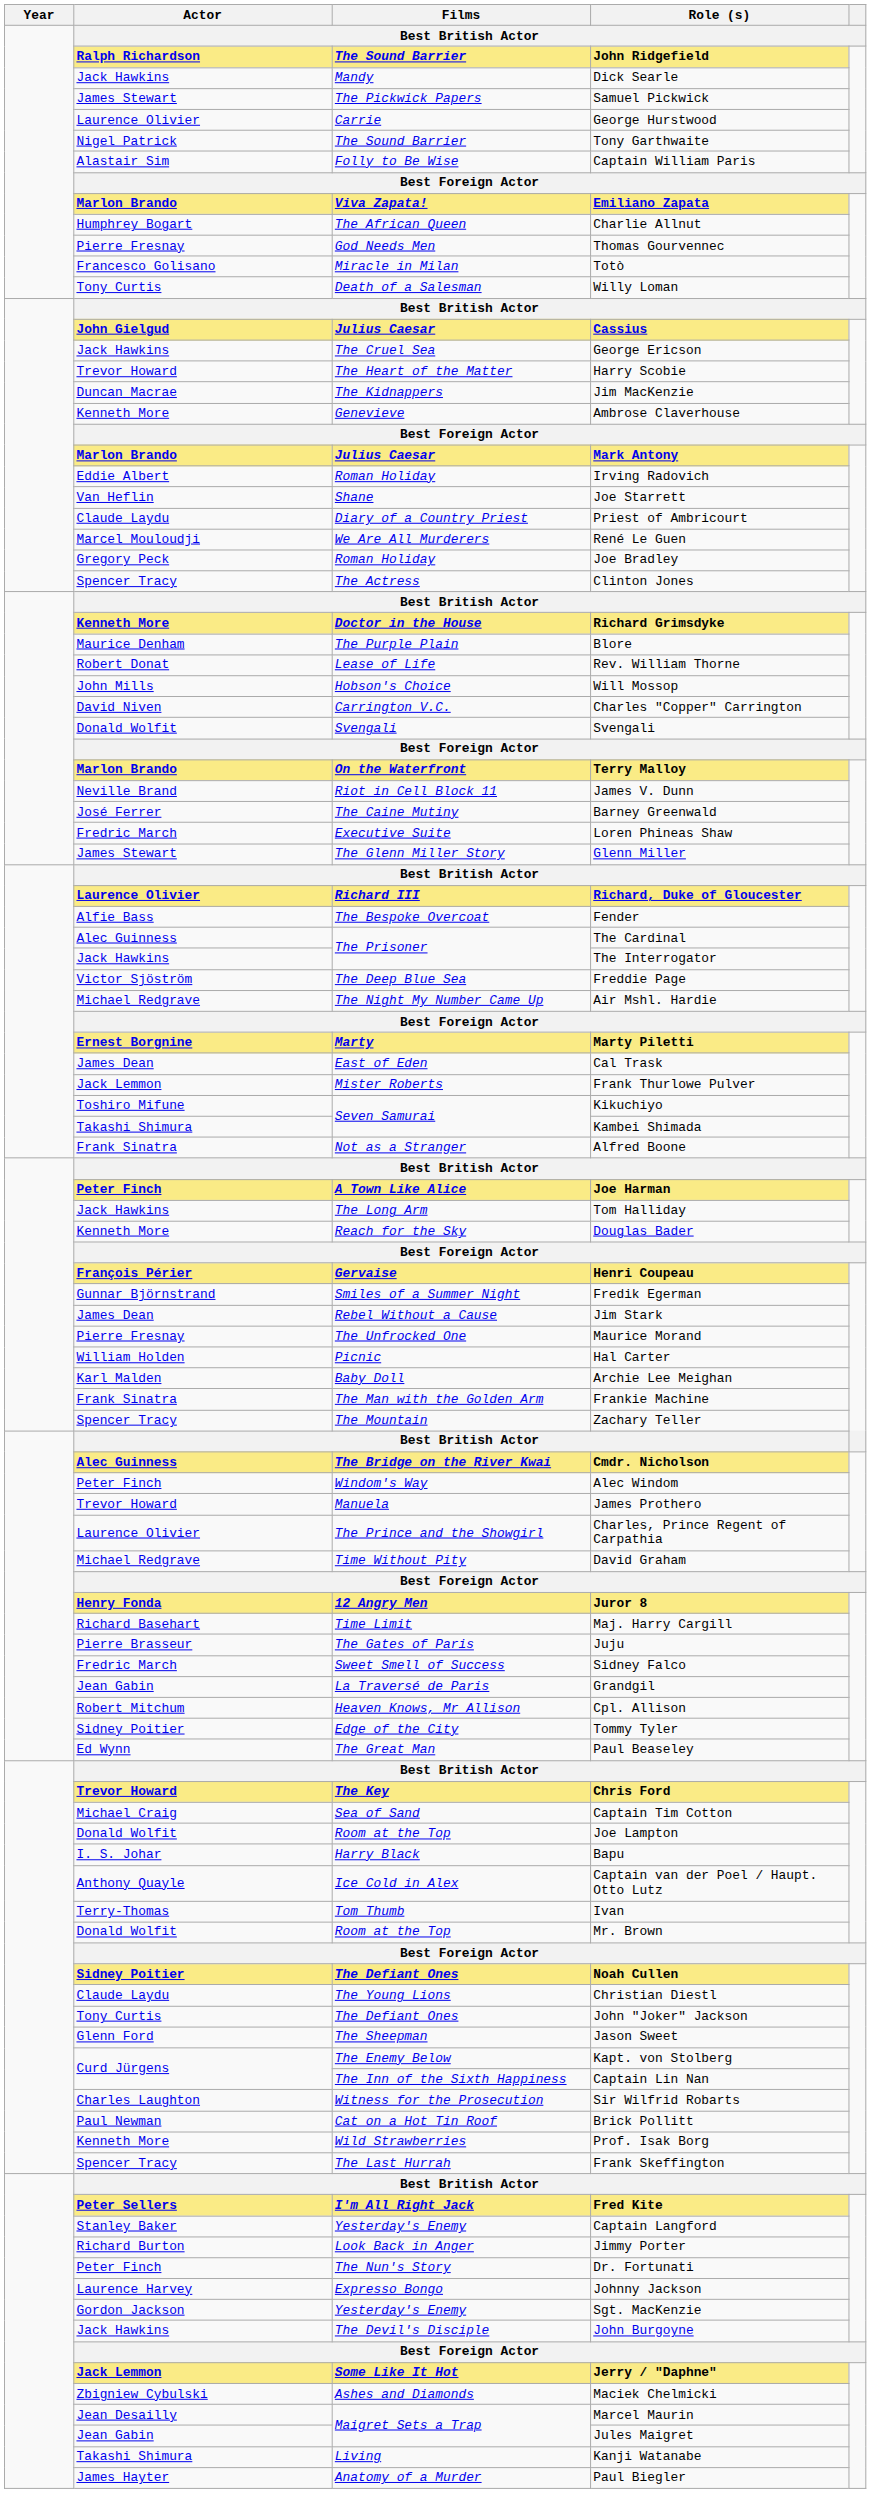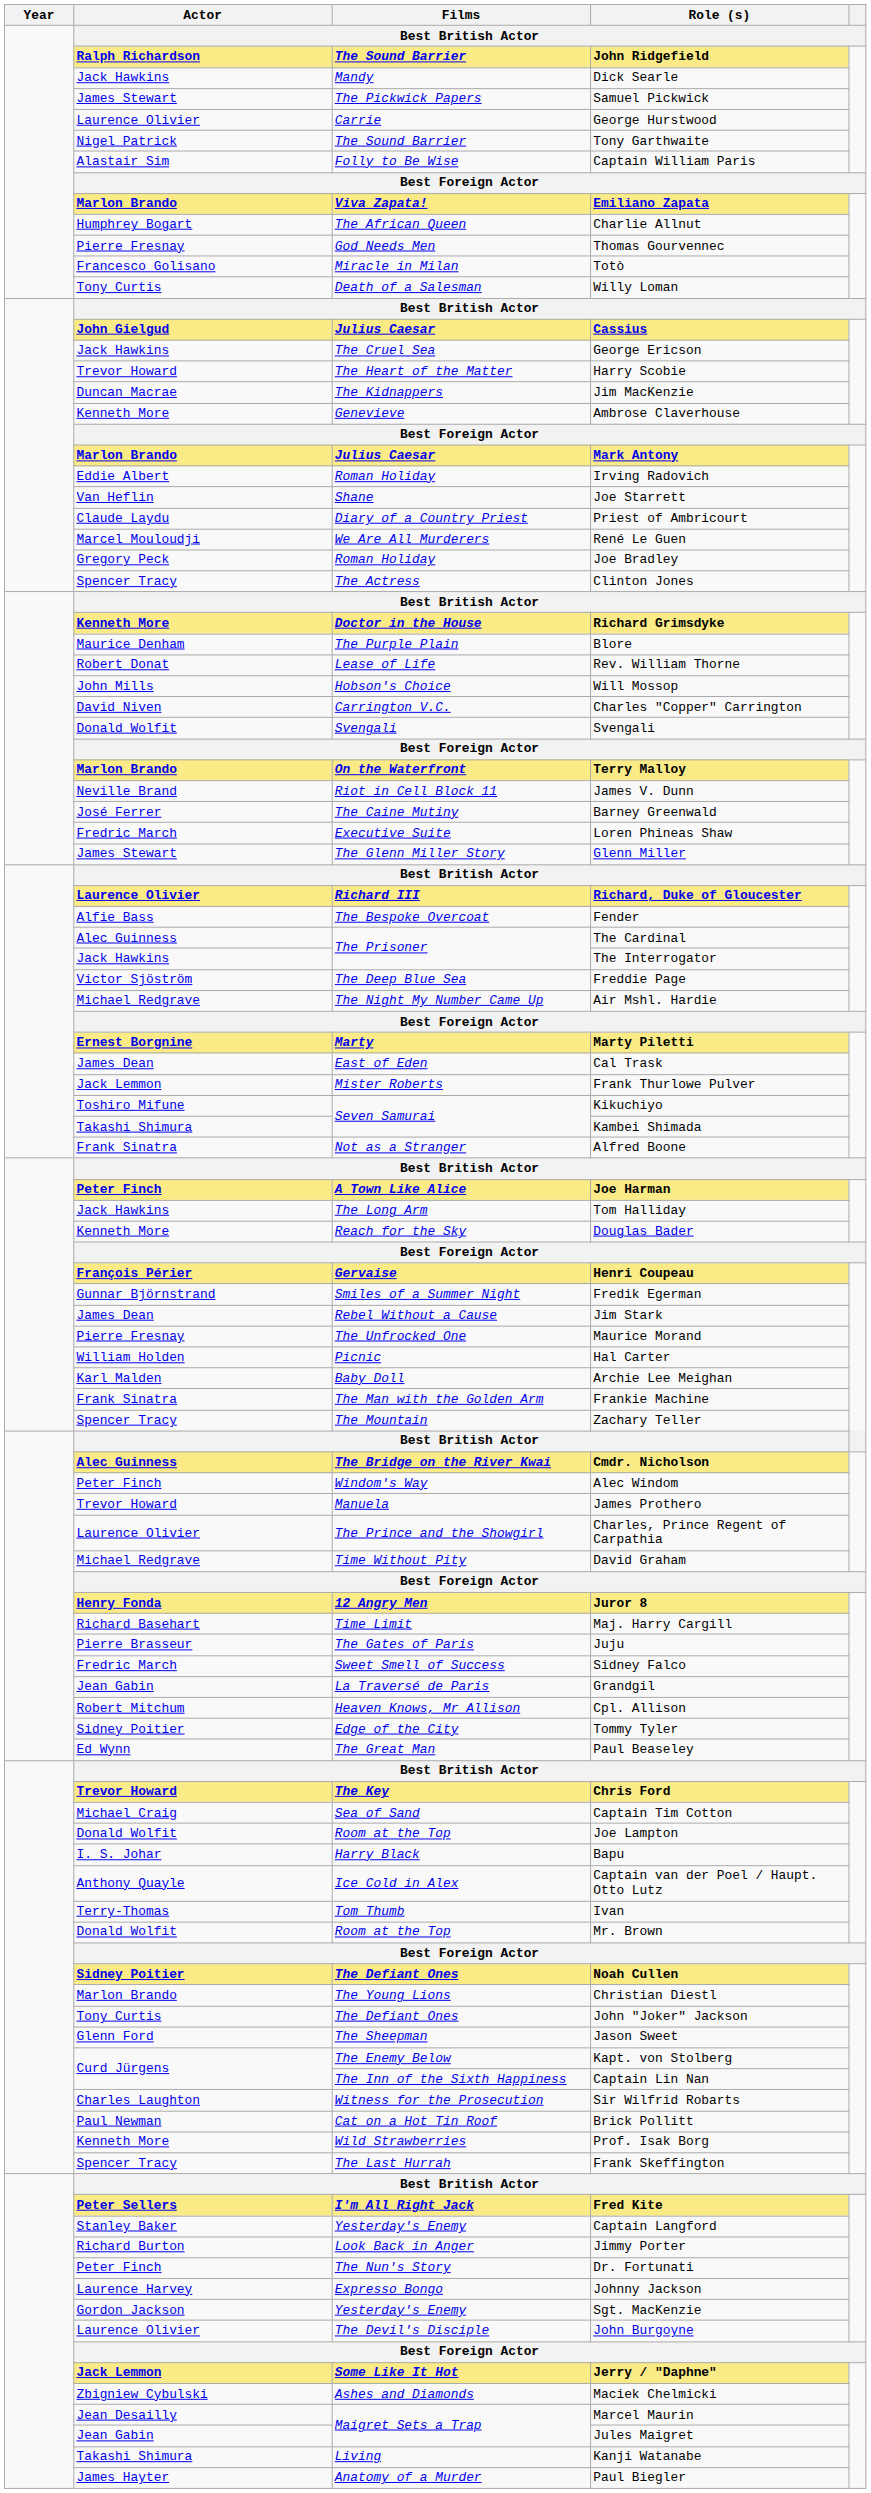(123, 1995) Claude Laydu -> (127, 1995) Marlon Brando
(123, 2331) Jack Hawkins -> (138, 2331) Laurence Olivier
